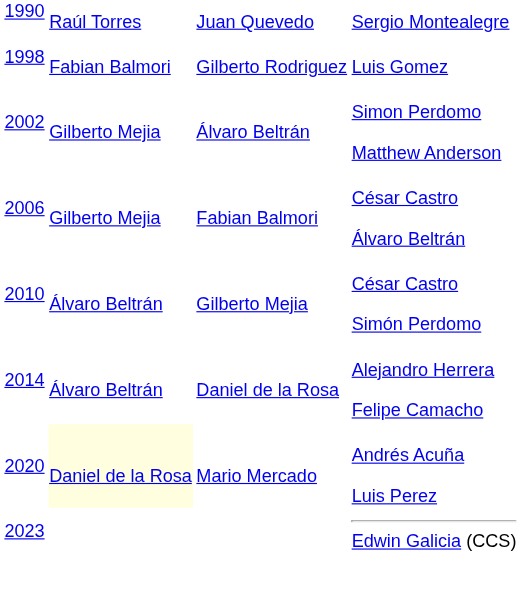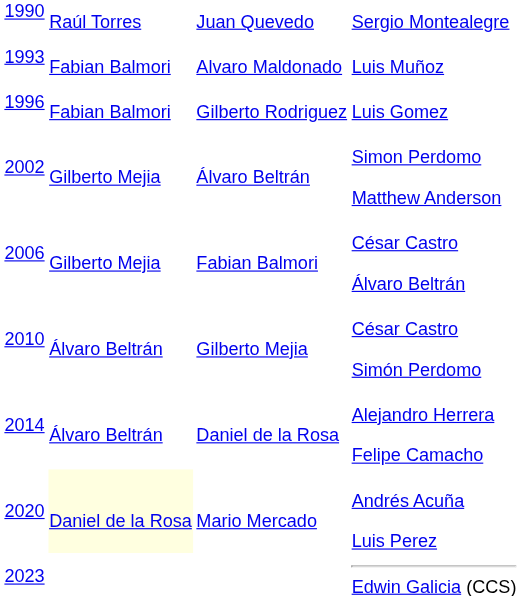+ row: (269, 67)
(25, 56) 1998 -> (25, 102) 1996
